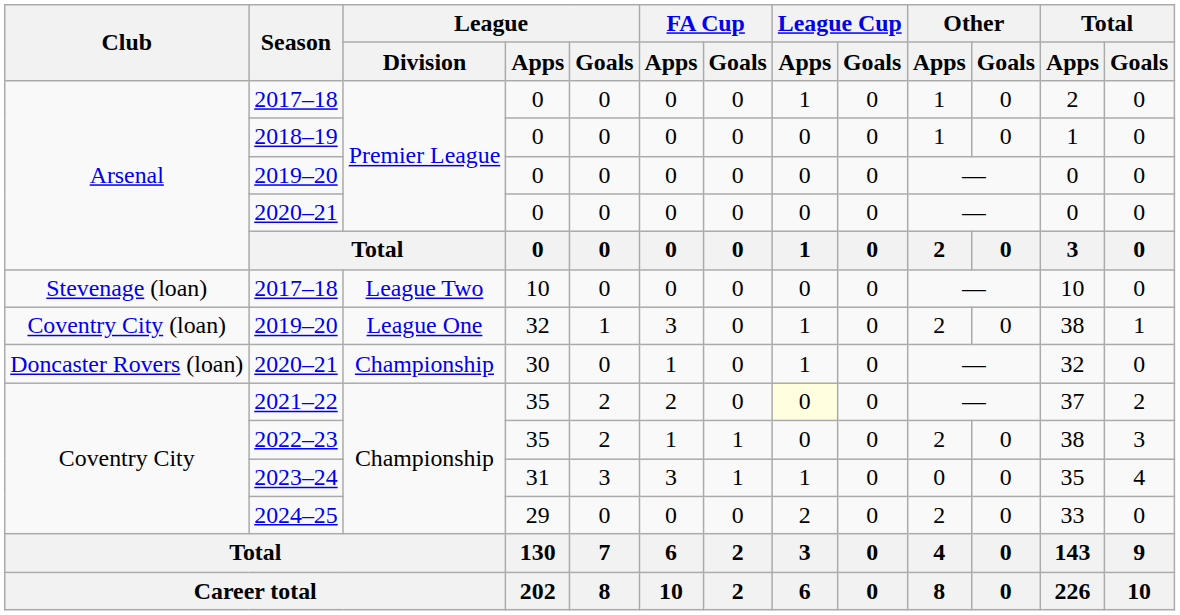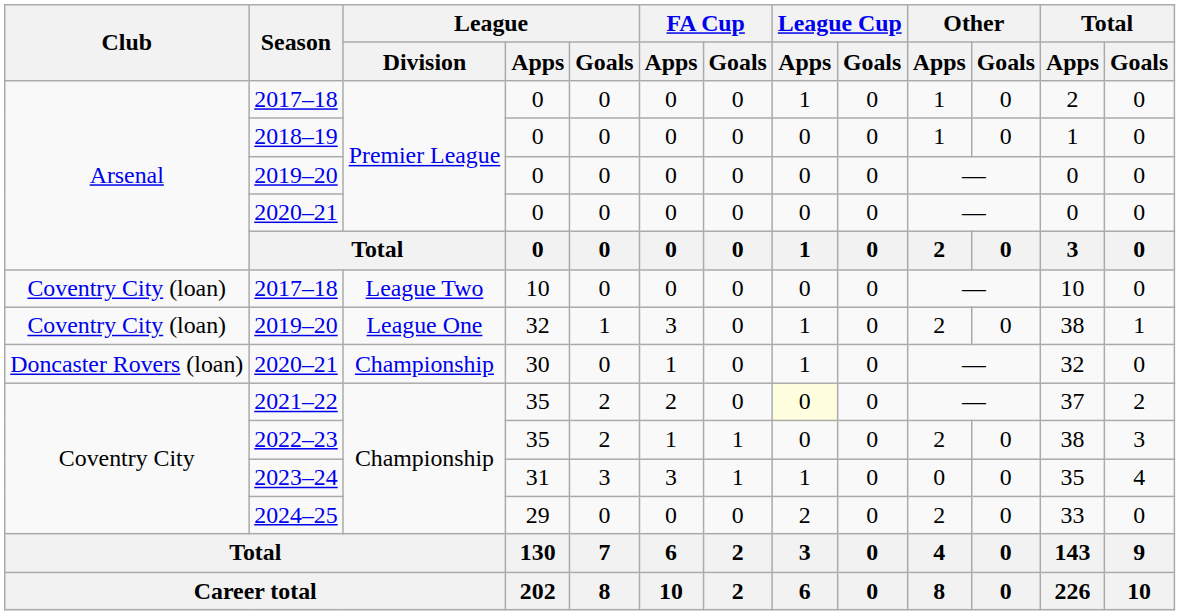(127, 288) Stevenage (loan) -> (127, 288) Coventry City (loan)
